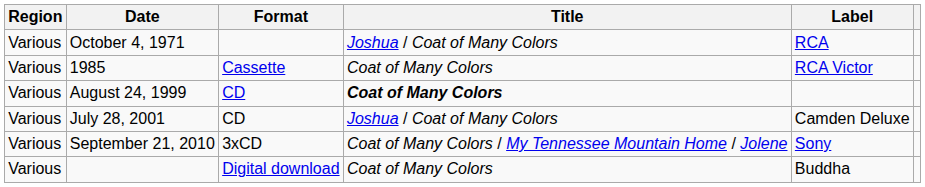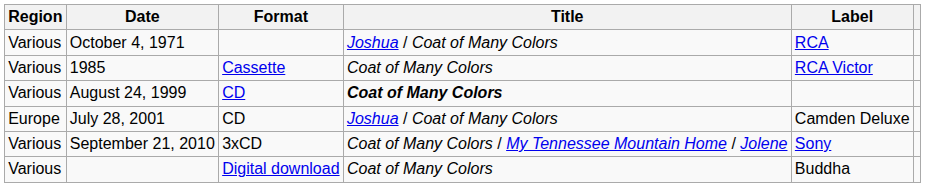(35, 118) Various -> (34, 118) Europe
